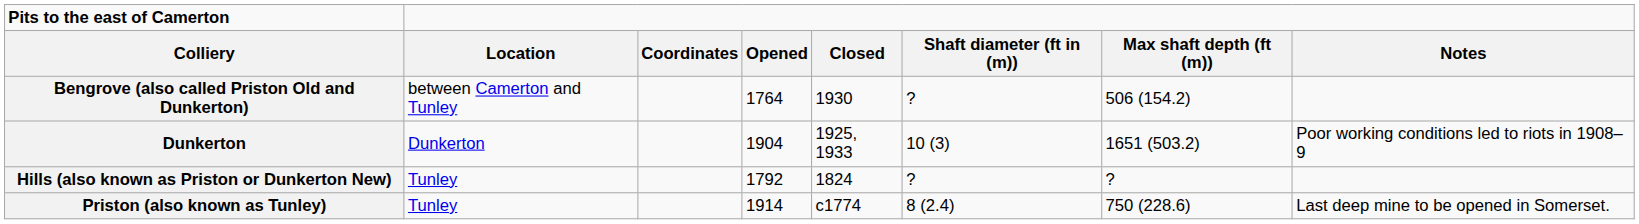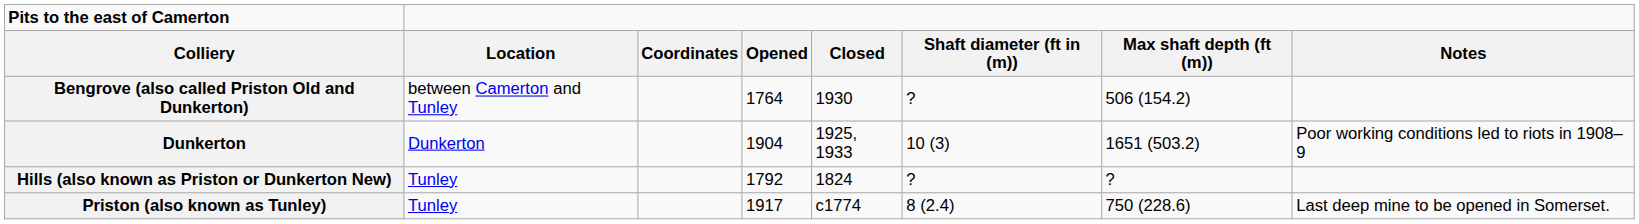(764, 205) 1914 -> (764, 205) 1917
